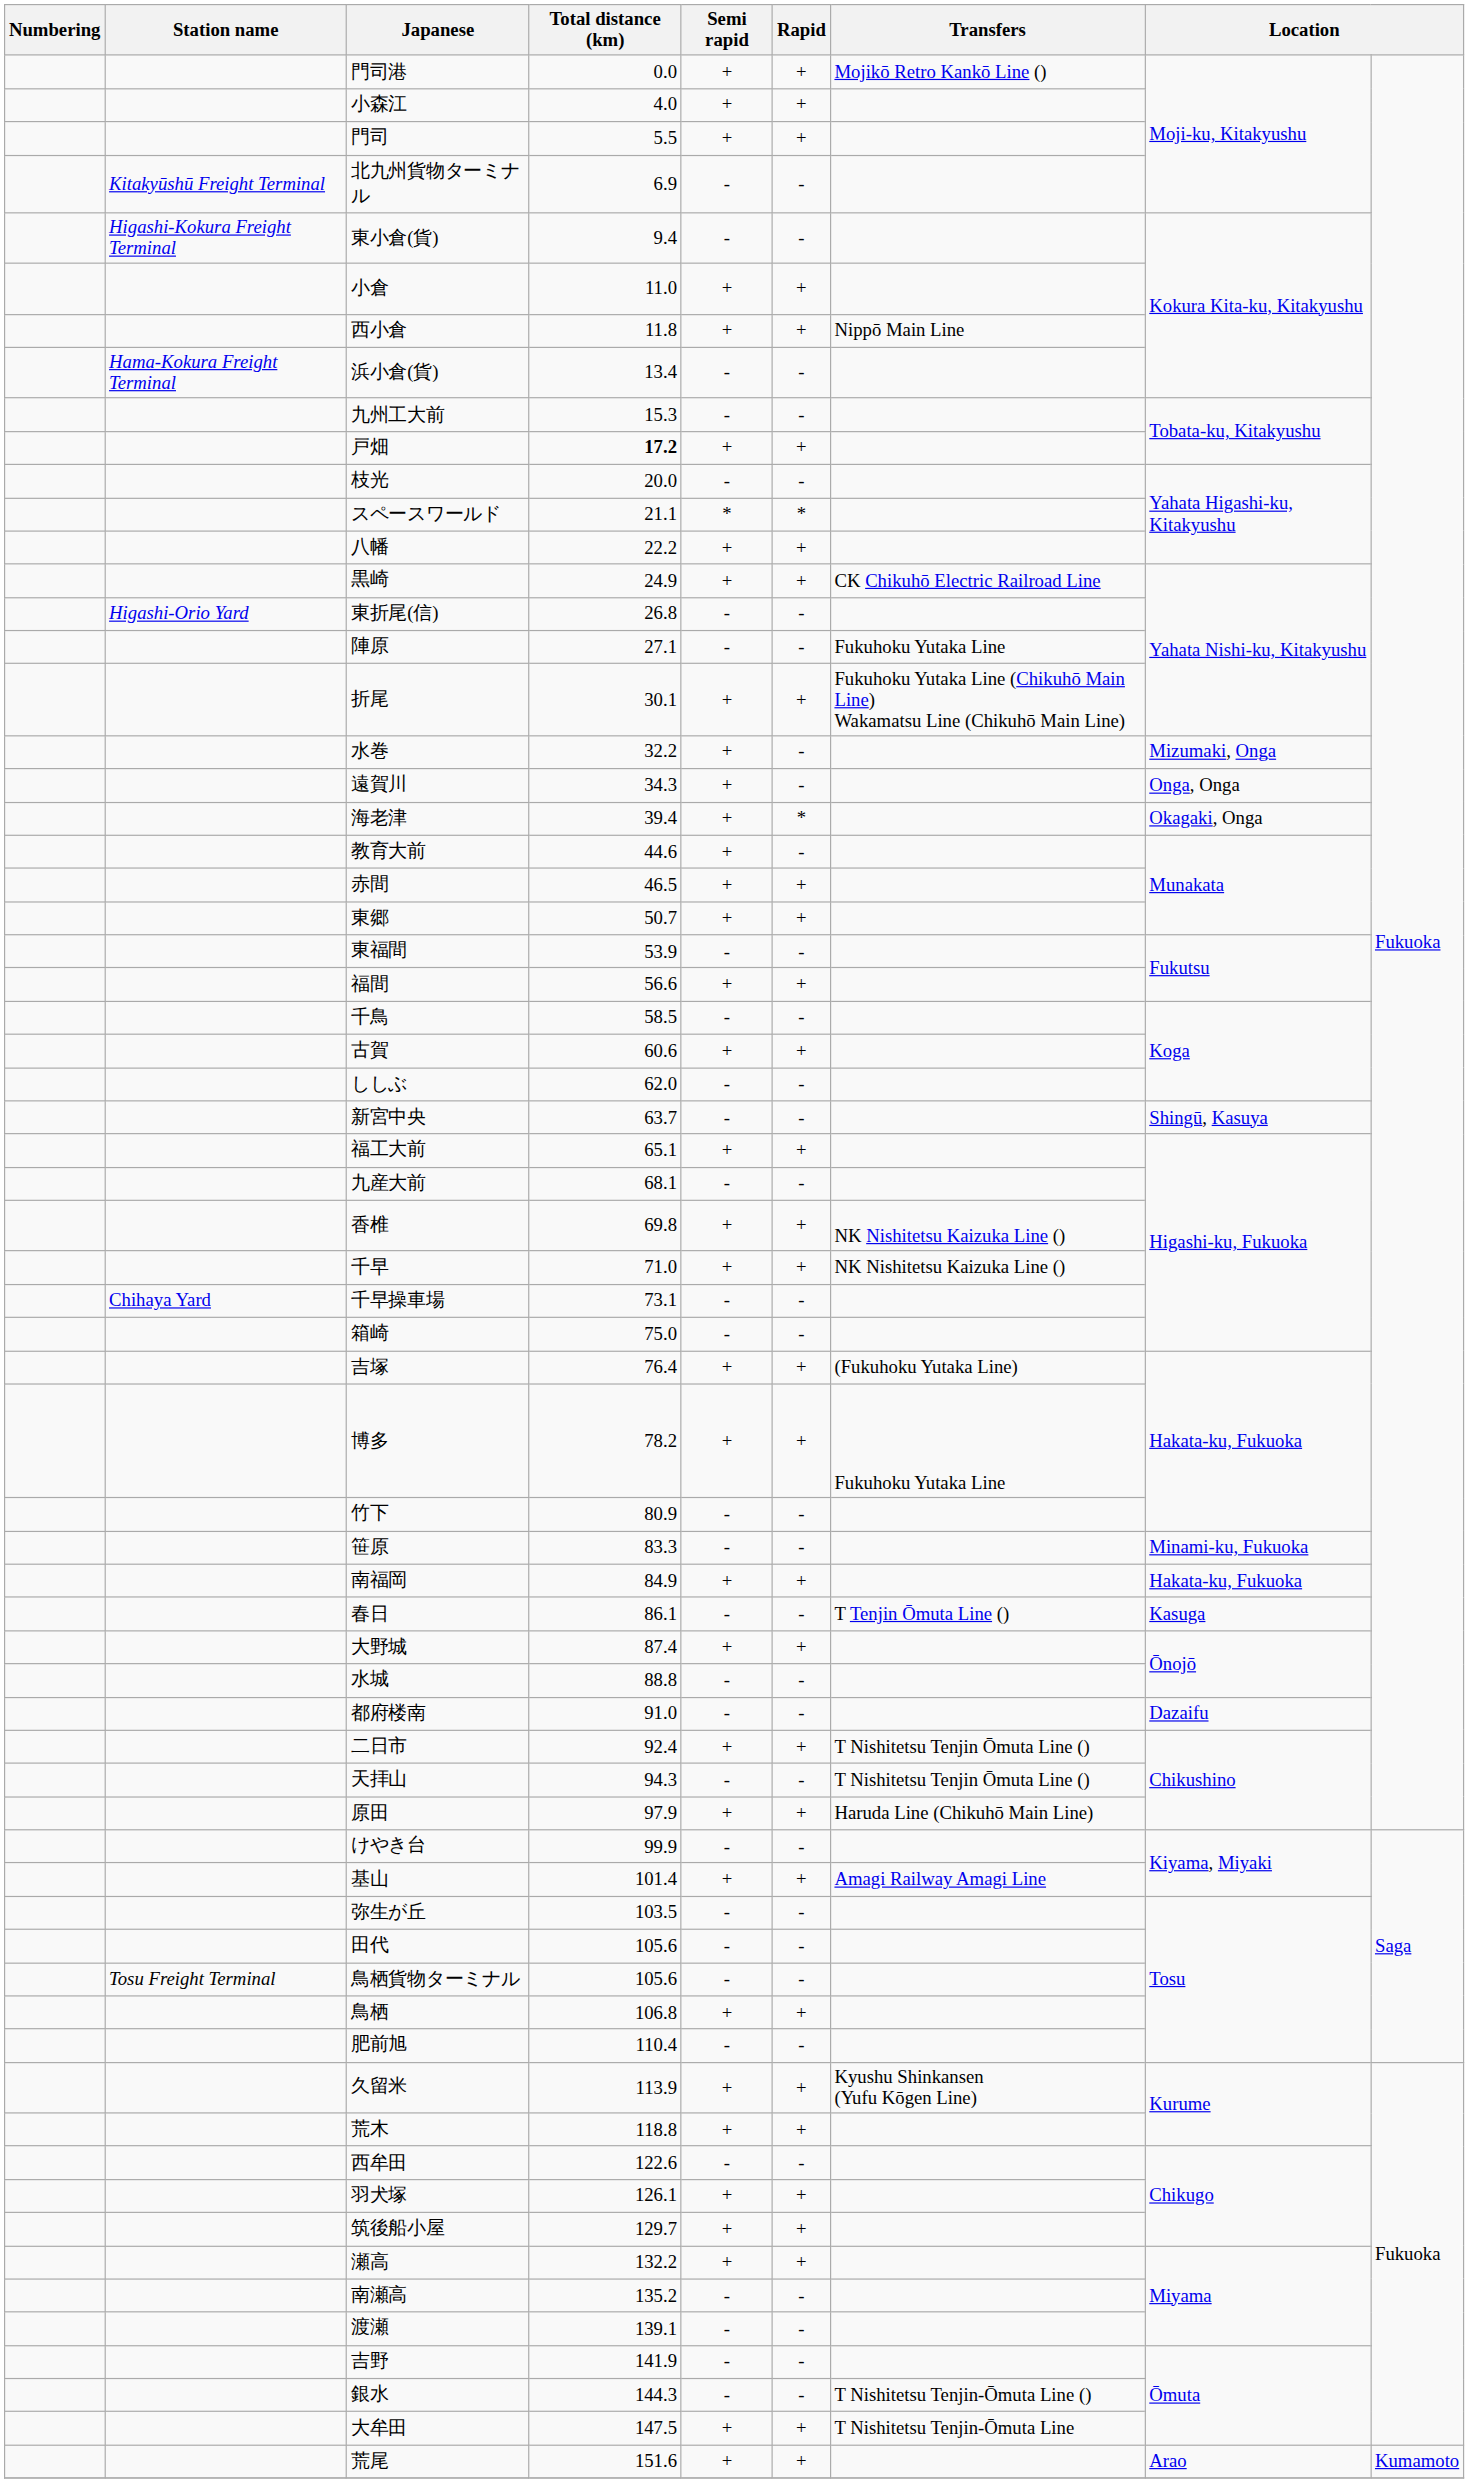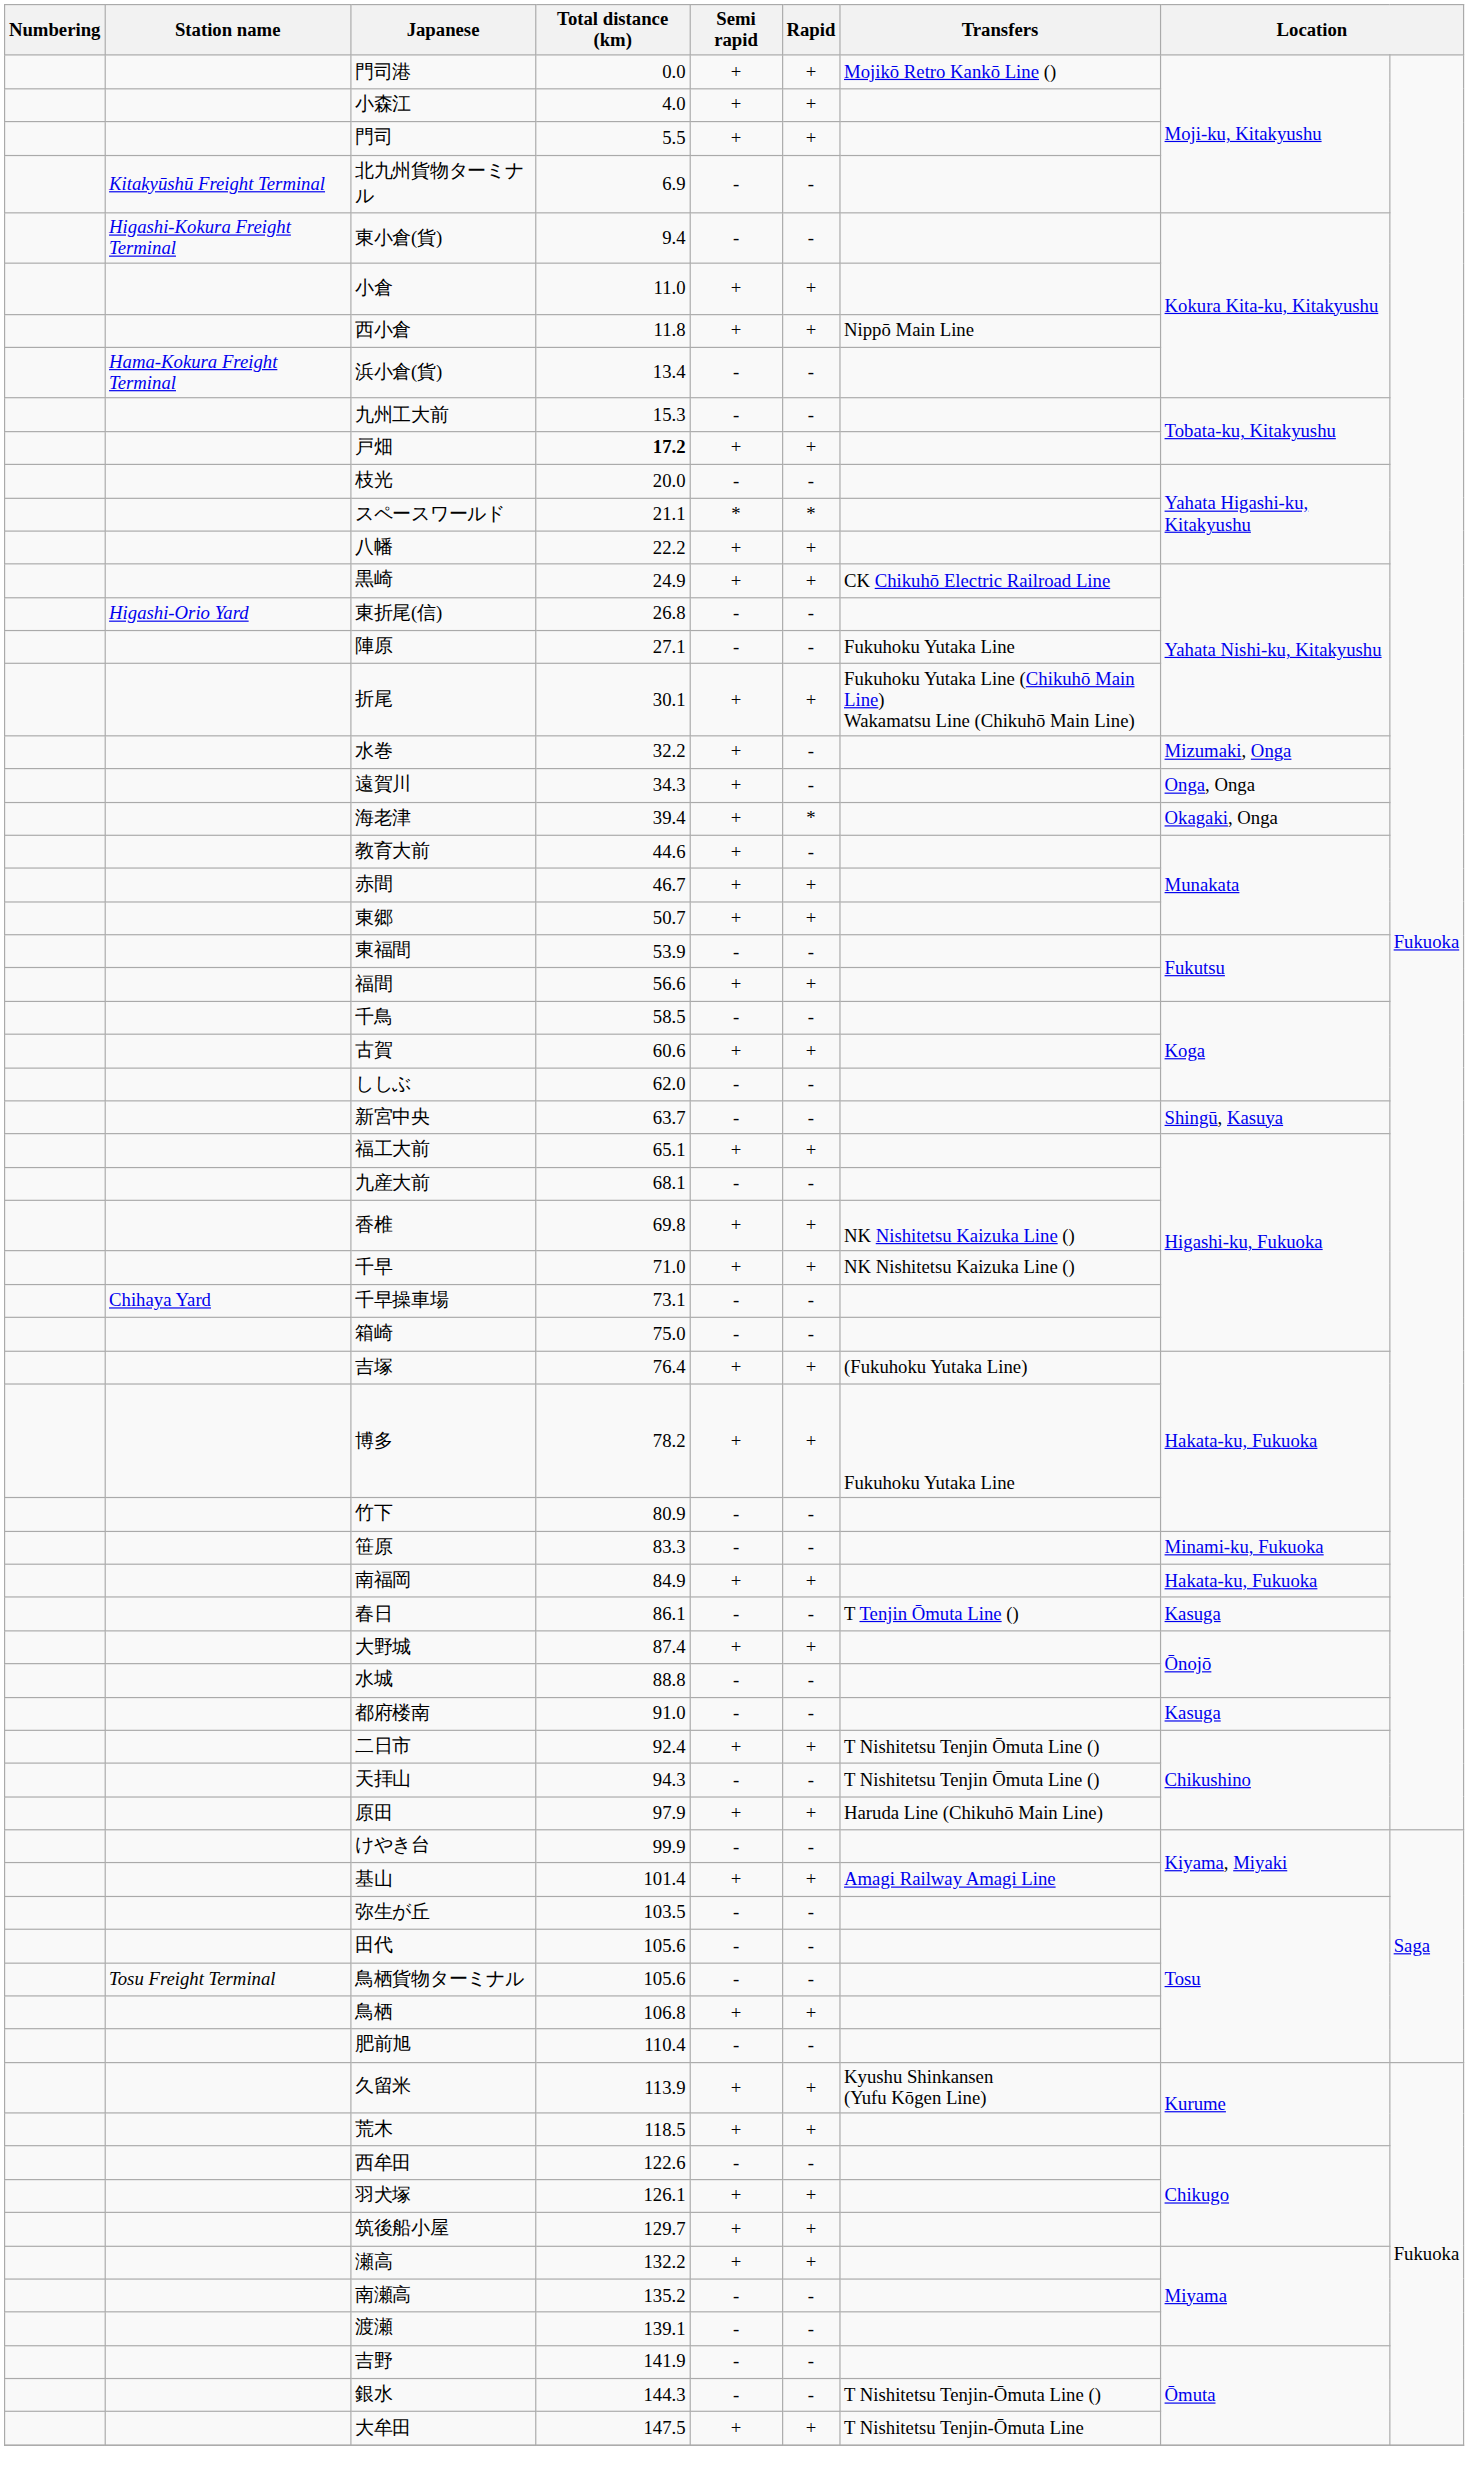(661, 884) 46.5 -> (669, 884) 46.7
(1179, 1713) Dazaifu -> (1193, 1713) Kasuga
(656, 2129) 118.8 -> (665, 2129) 118.5
- row: (370, 2460)
